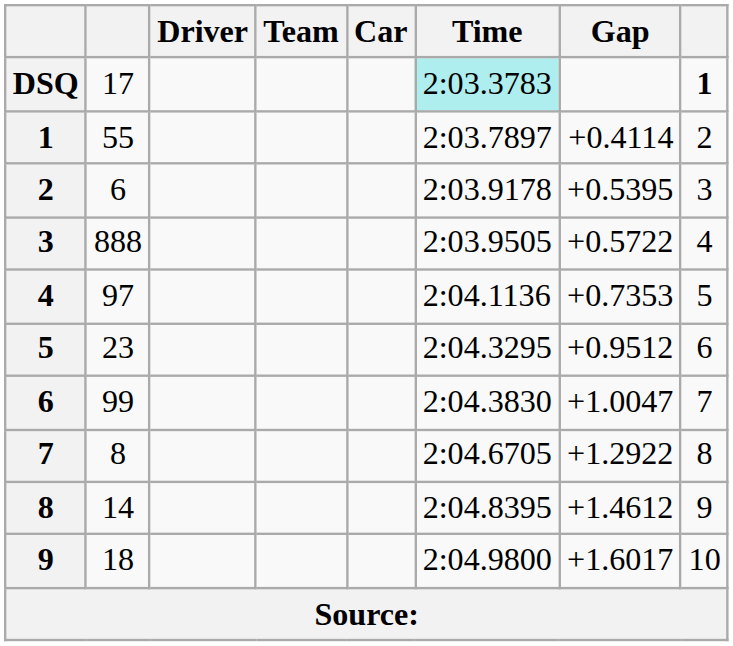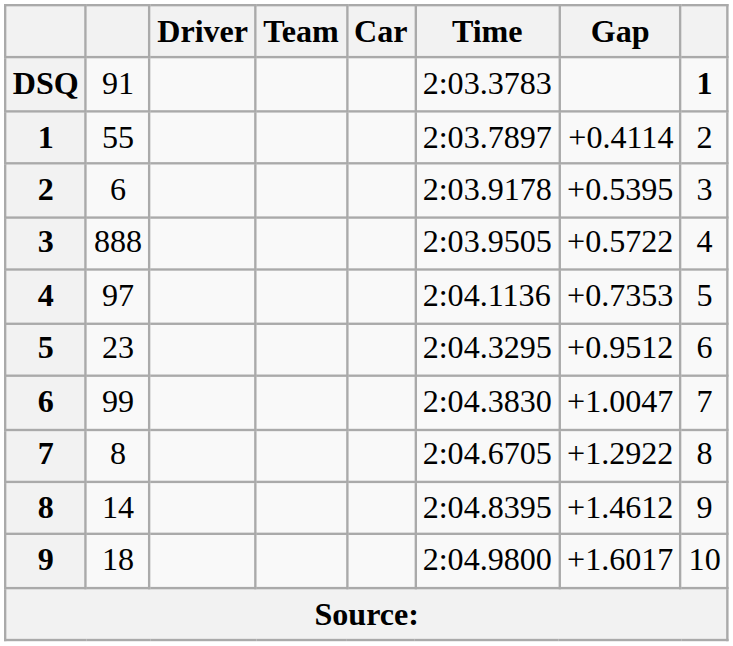(118, 83) 17 -> (118, 83) 91
(487, 83) paleturquoise background -> (487, 83) no background
